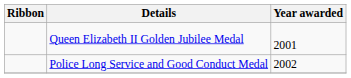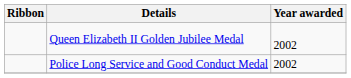(285, 45) 2001 -> (285, 45) 2002
